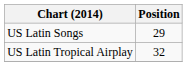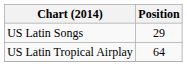(159, 52) 32 -> (159, 52) 64
